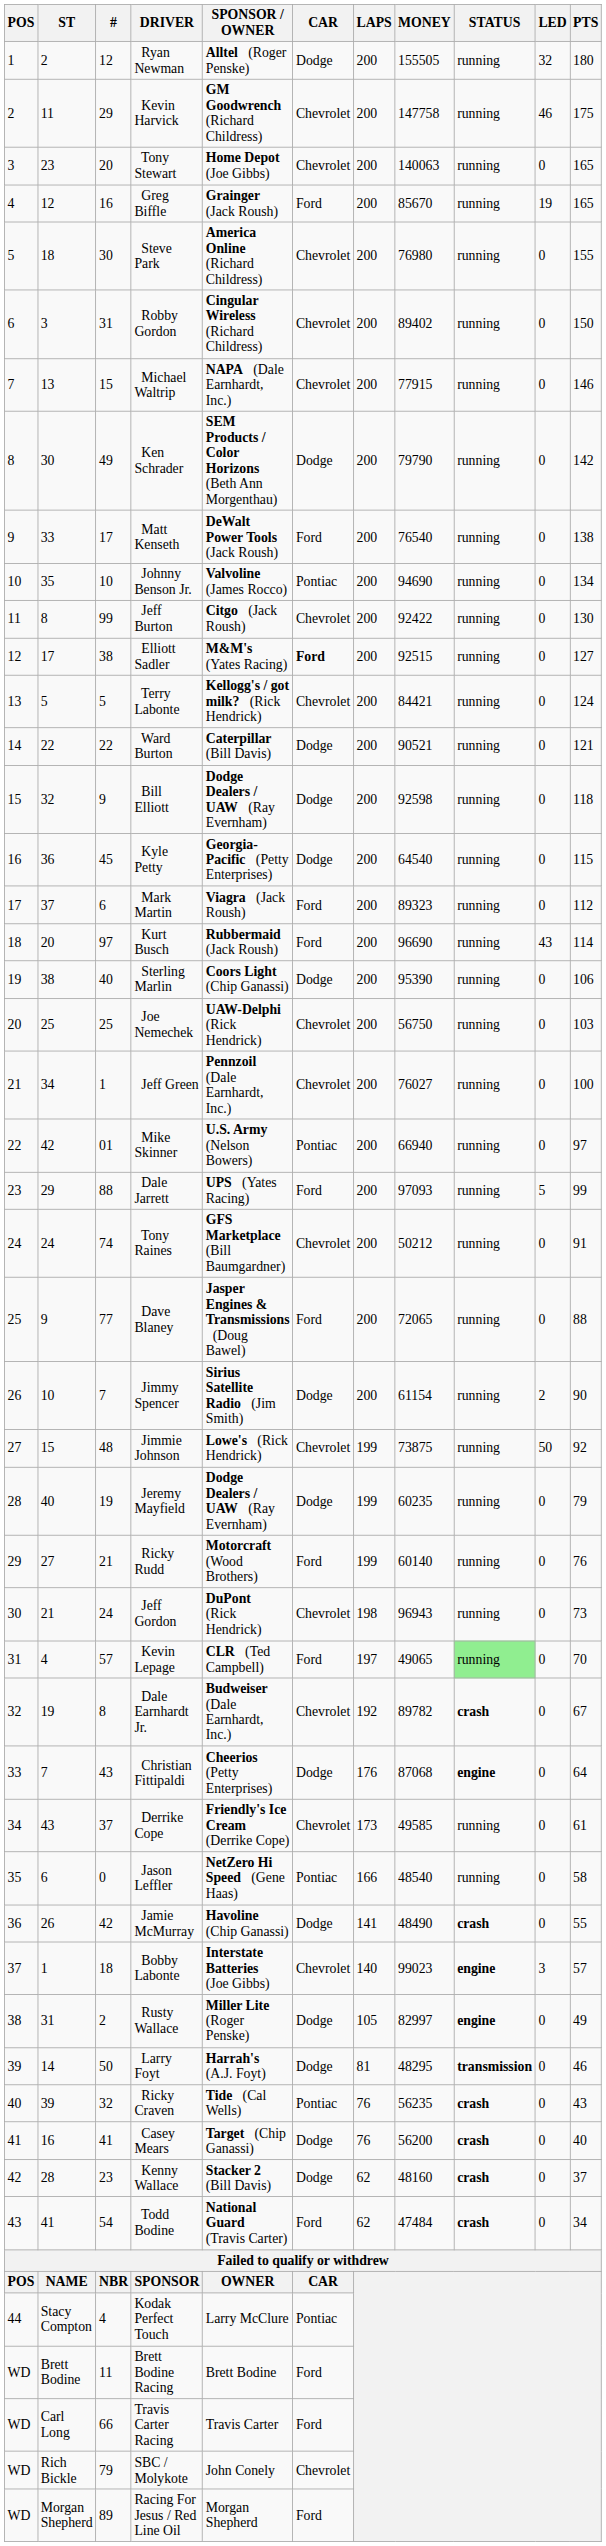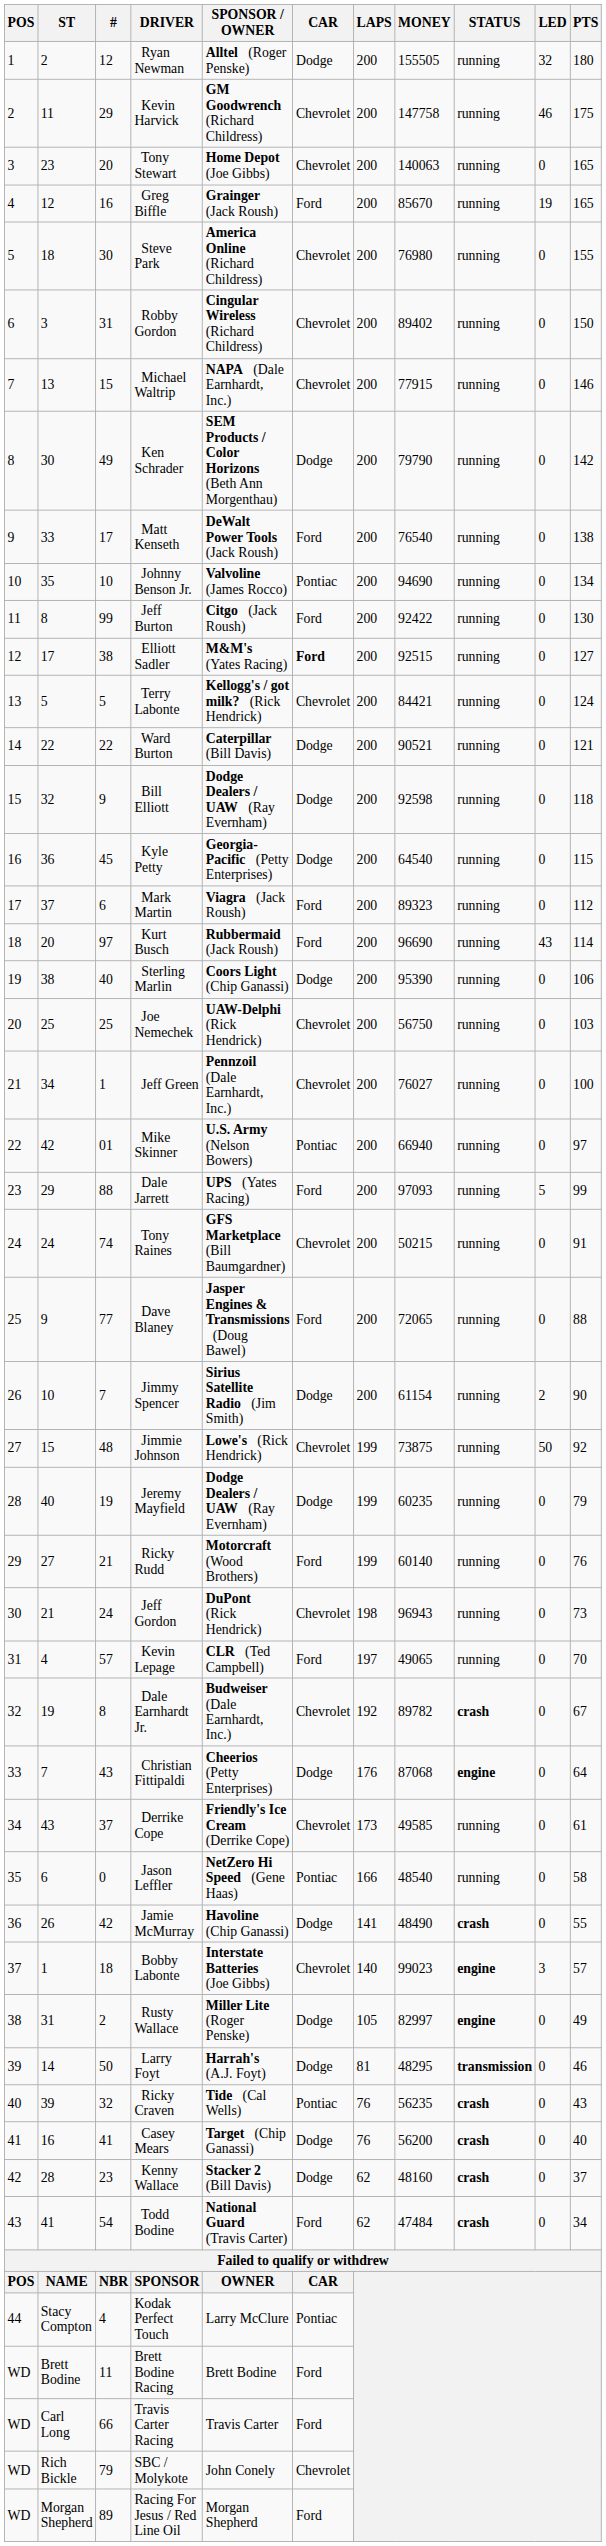(323, 619) Chevrolet -> (309, 619) Ford
(415, 1243) 50212 -> (415, 1243) 50215
(479, 1659) lightgreen background -> (479, 1659) no background
